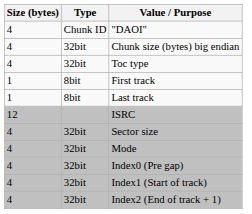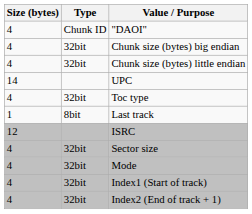+ row: (178, 64)
+ row: (122, 81)
- row: (133, 81)
- row: (147, 166)
